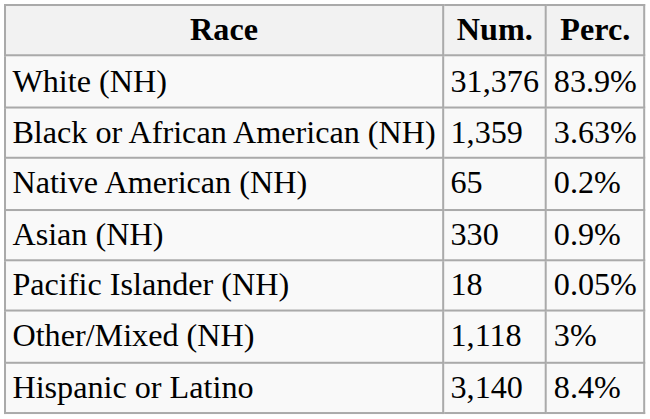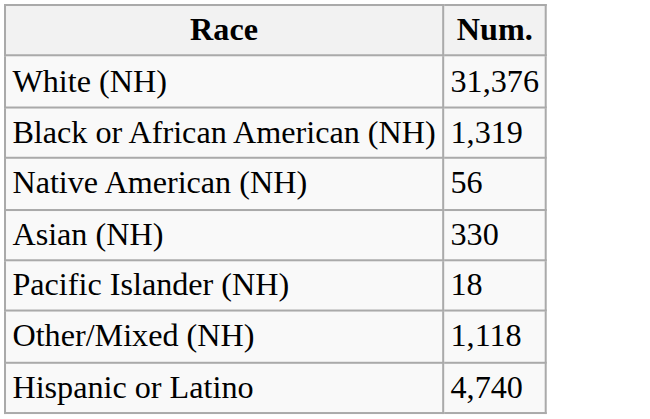- column: (595, 30)
(487, 132) 1,359 -> (487, 132) 1,319
(467, 183) 65 -> (467, 183) 56
(487, 387) 3,140 -> (487, 387) 4,740
